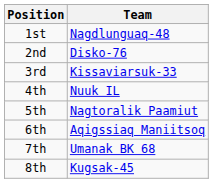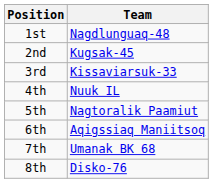(98, 53) Disko-76 -> (102, 53) Kugsak-45
(102, 168) Kugsak-45 -> (98, 168) Disko-76
